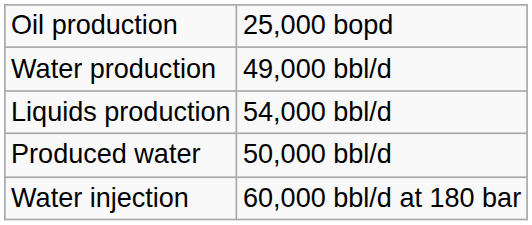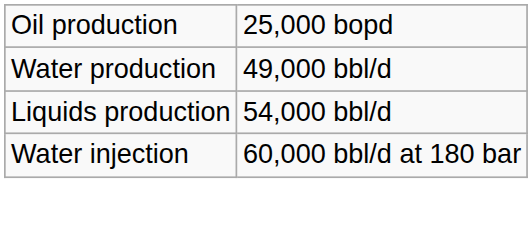- row: (106, 154)
